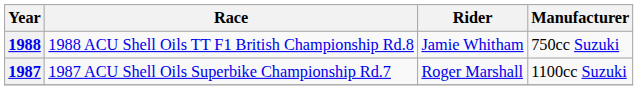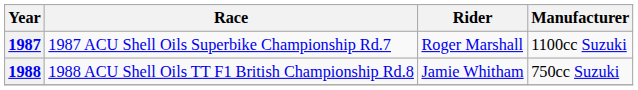rows swapped: (25, 71) <-> (25, 44)
